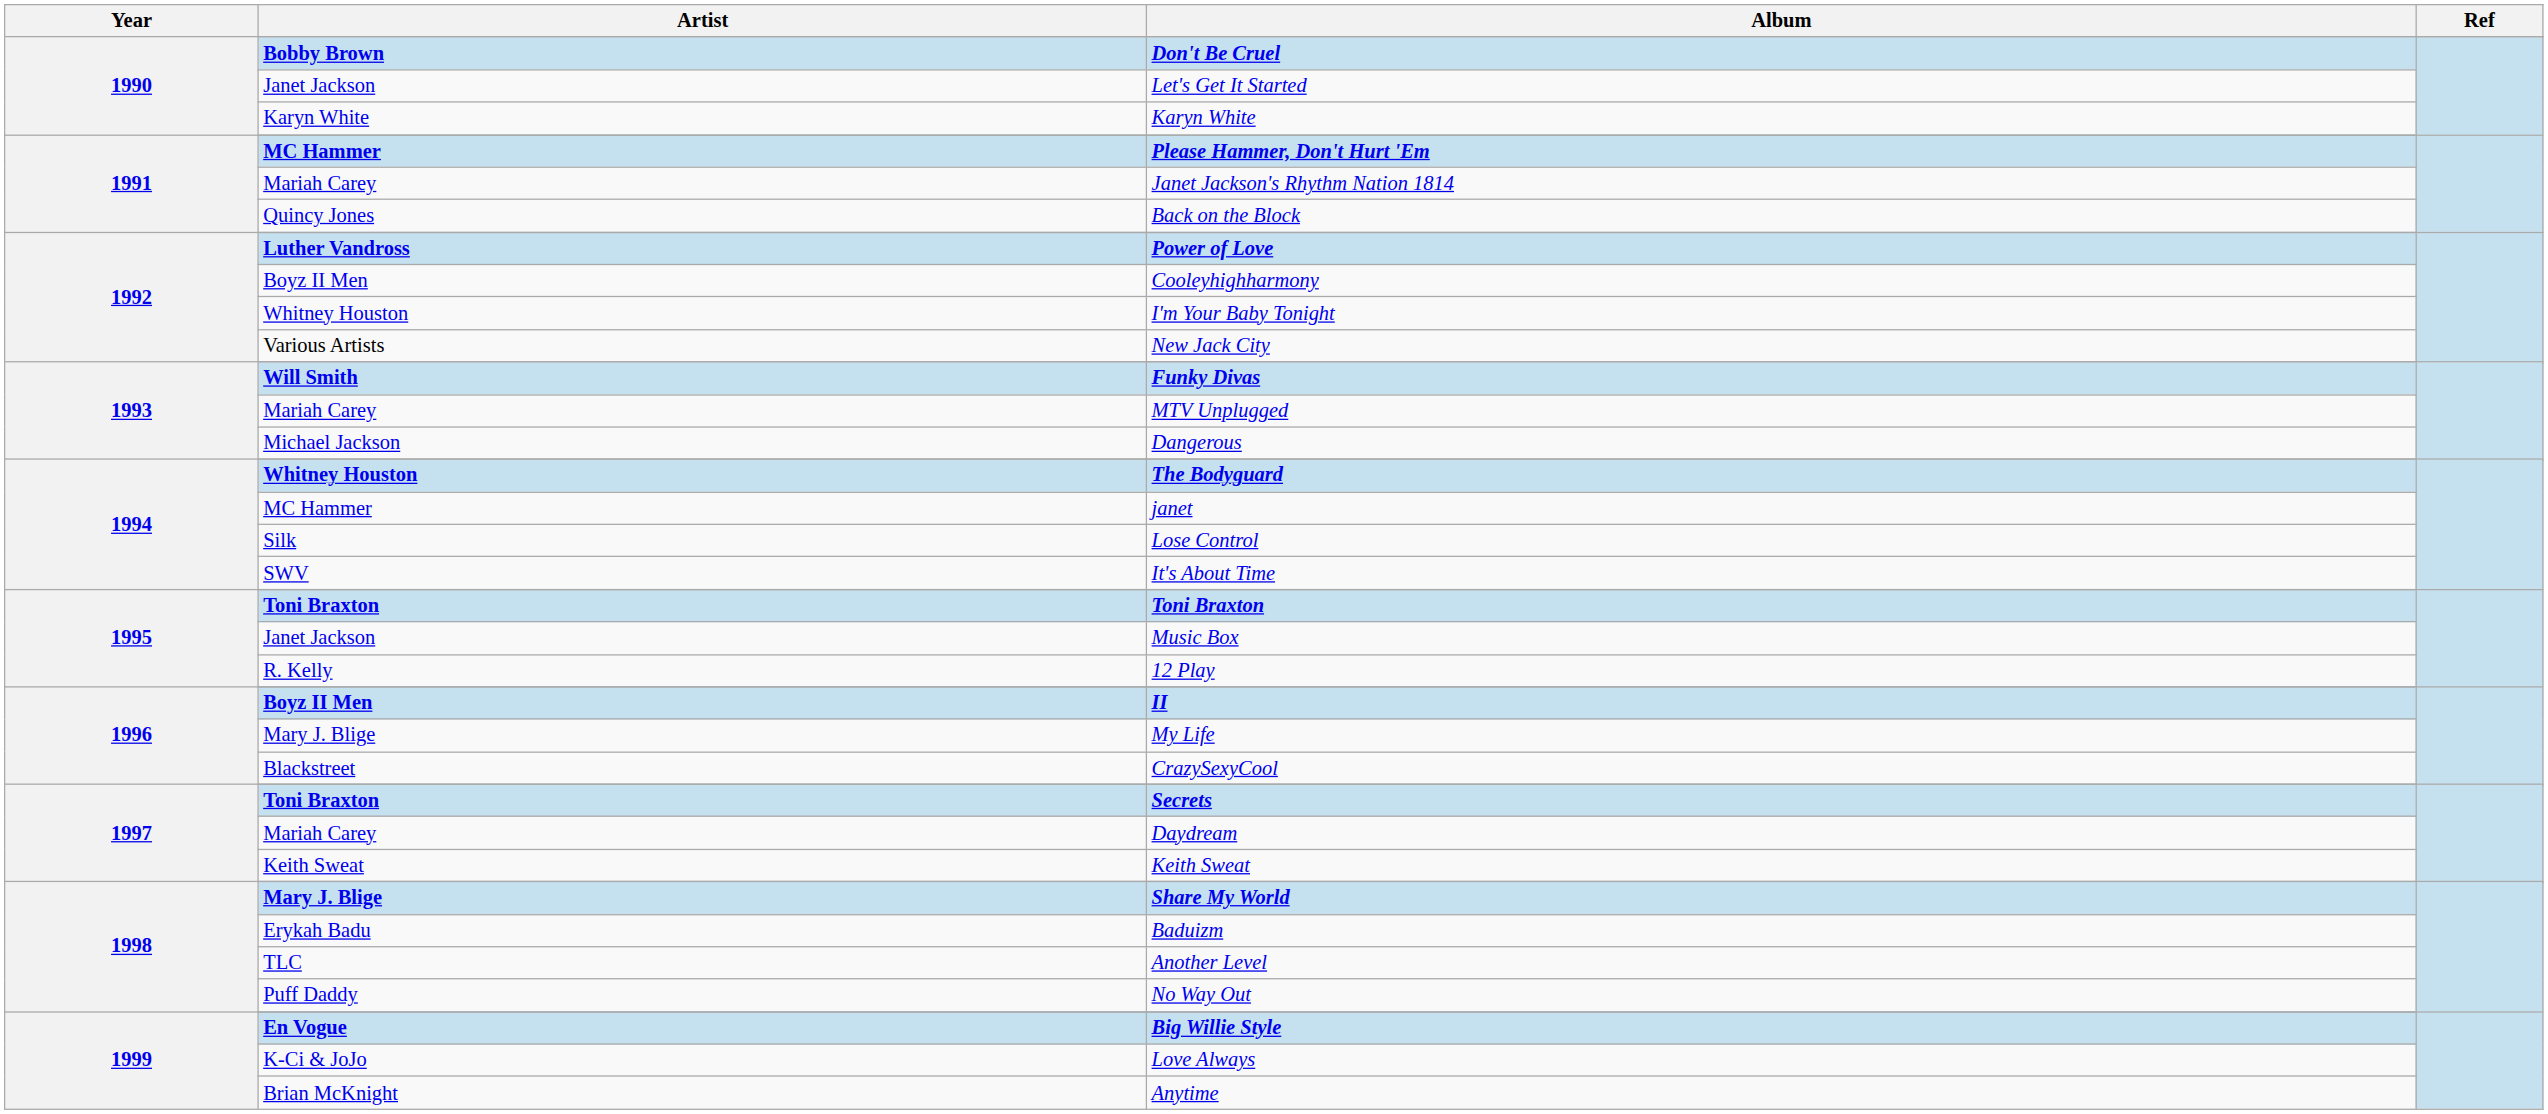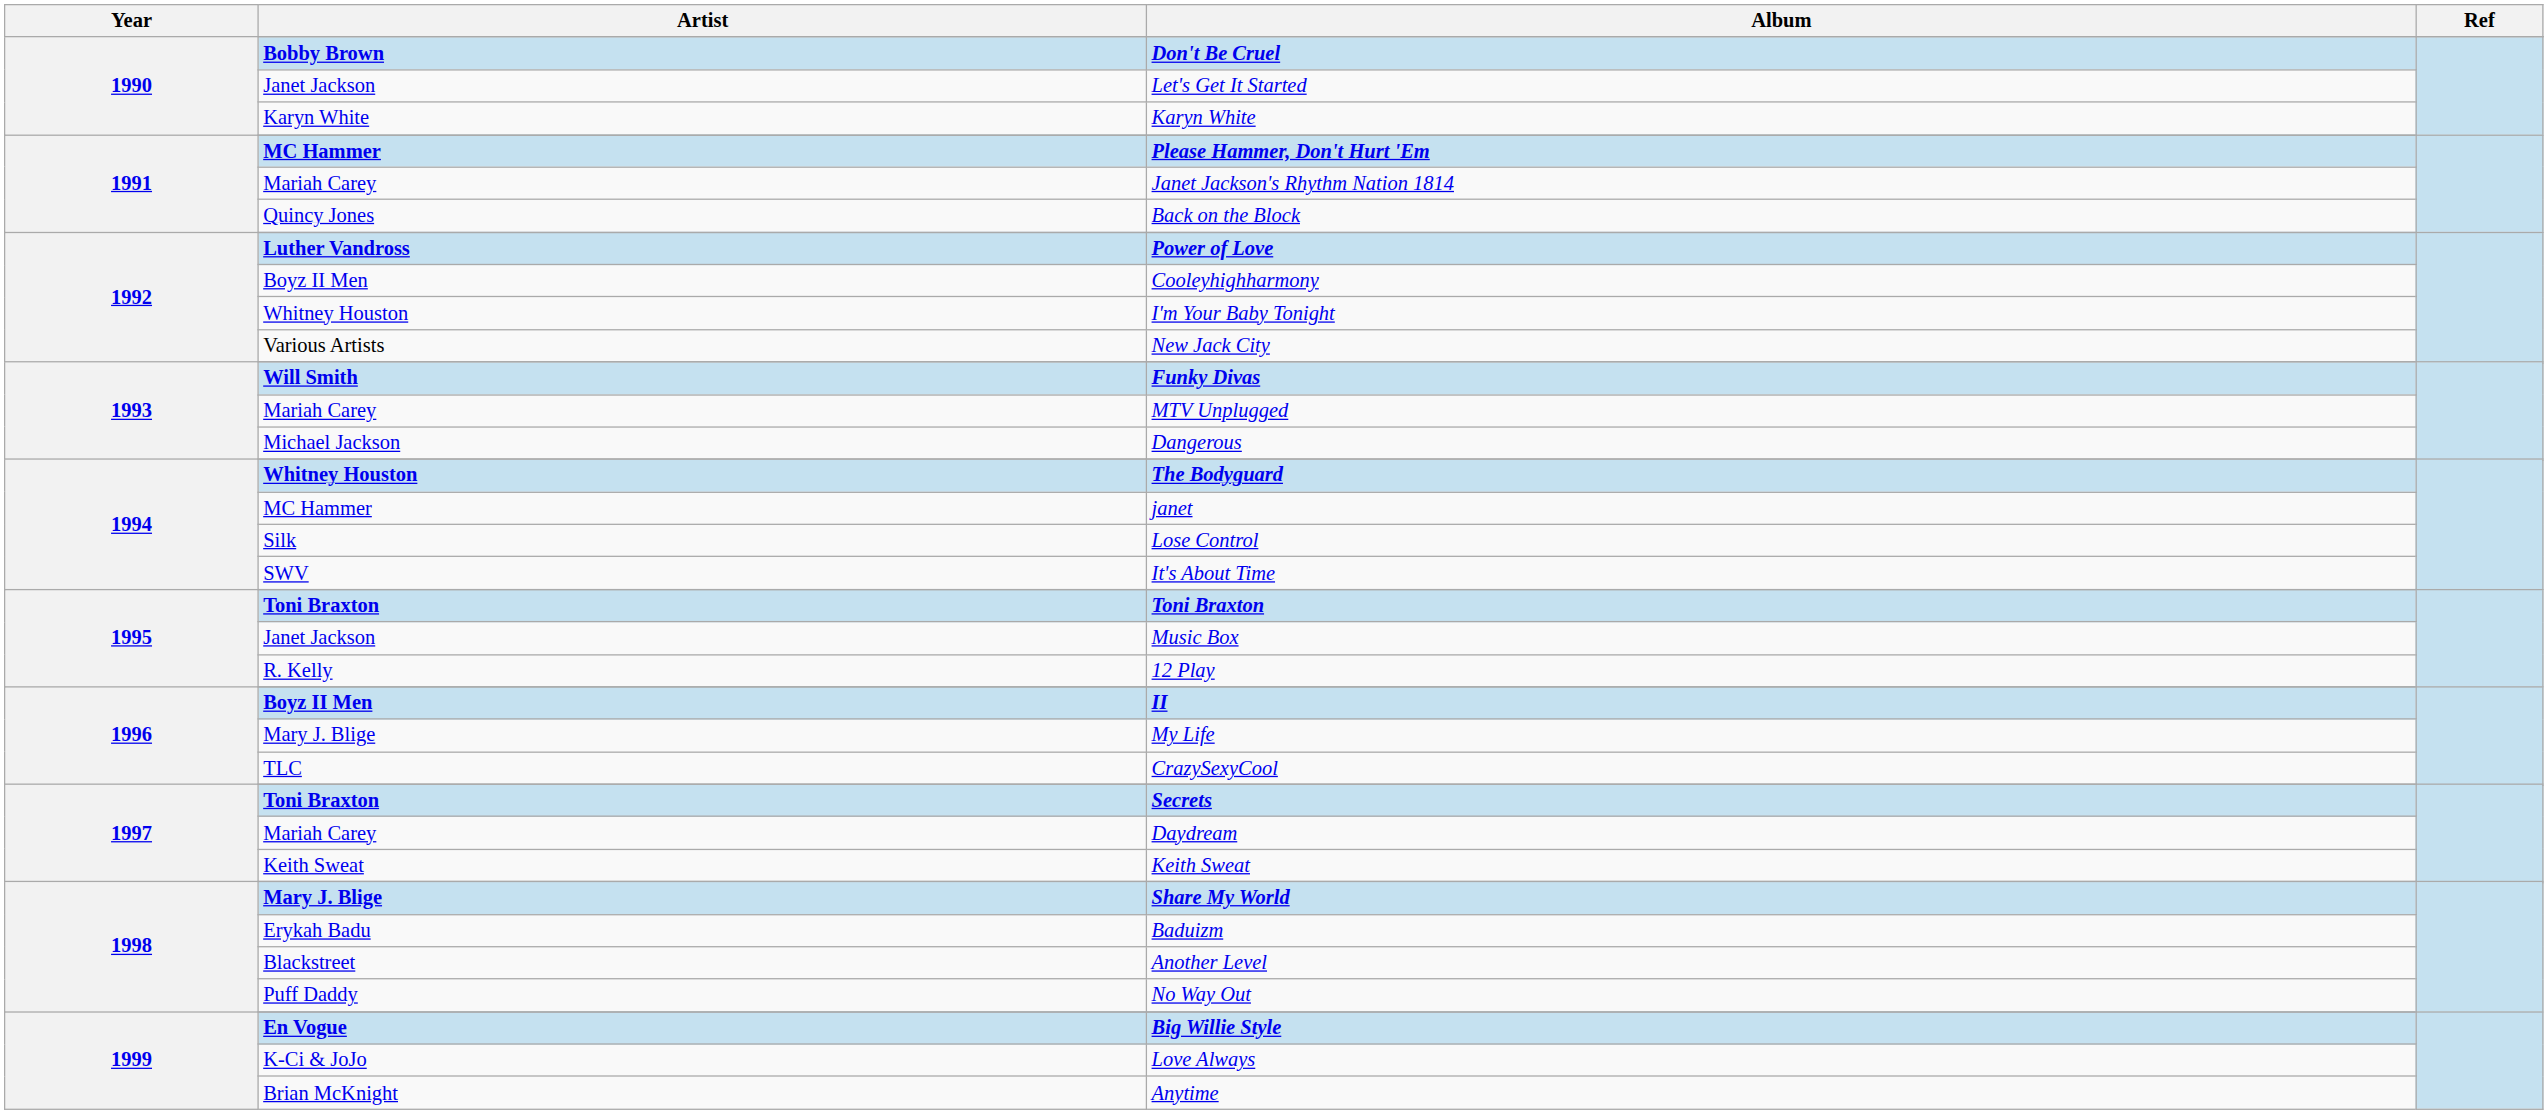(309, 767) Blackstreet -> (283, 767) TLC
(283, 962) TLC -> (309, 962) Blackstreet
